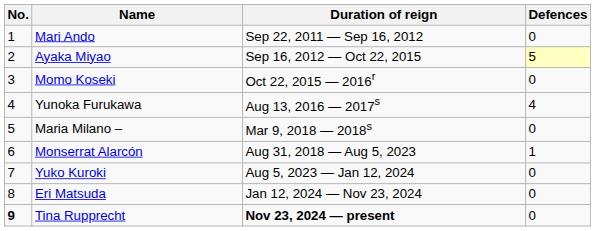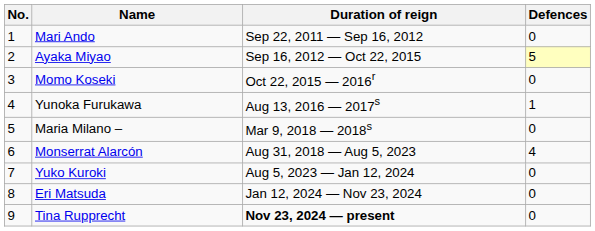(532, 104) 4 -> (532, 104) 1
(532, 152) 1 -> (532, 152) 4
(11, 215) bold -> (11, 215) normal
